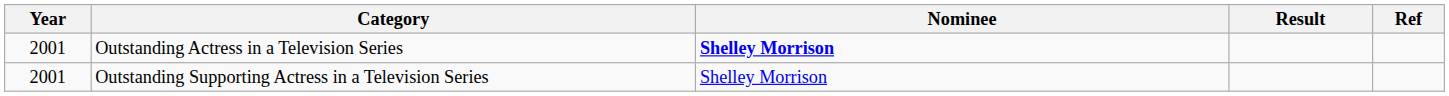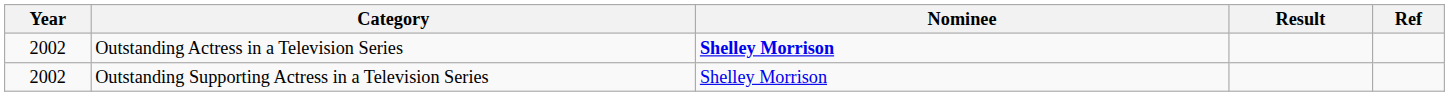(48, 47) 2001 -> (48, 47) 2002
(48, 76) 2001 -> (48, 76) 2002
